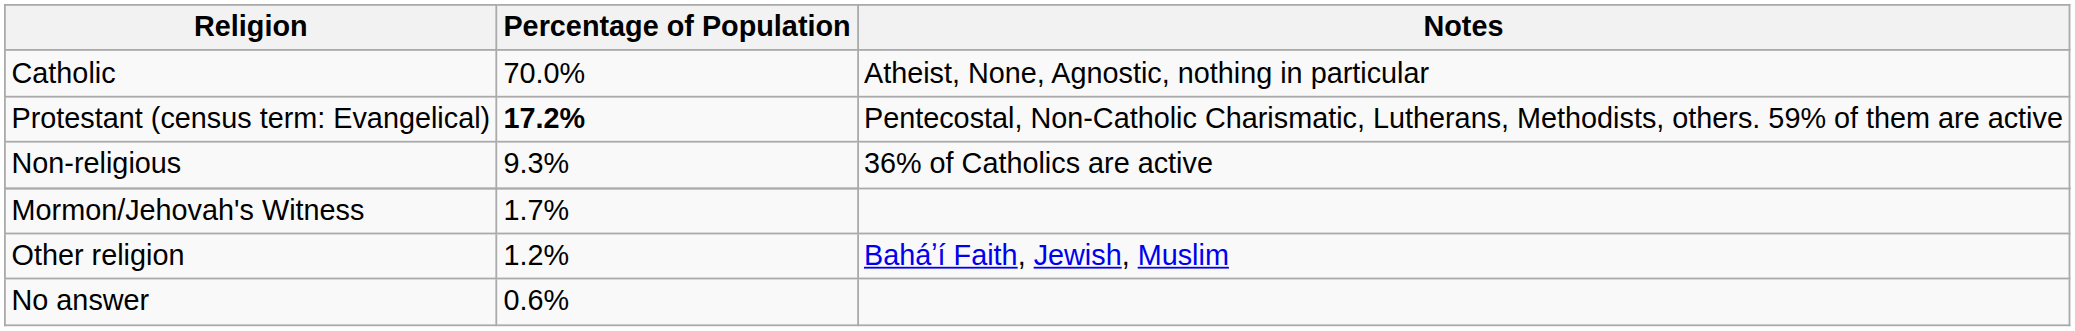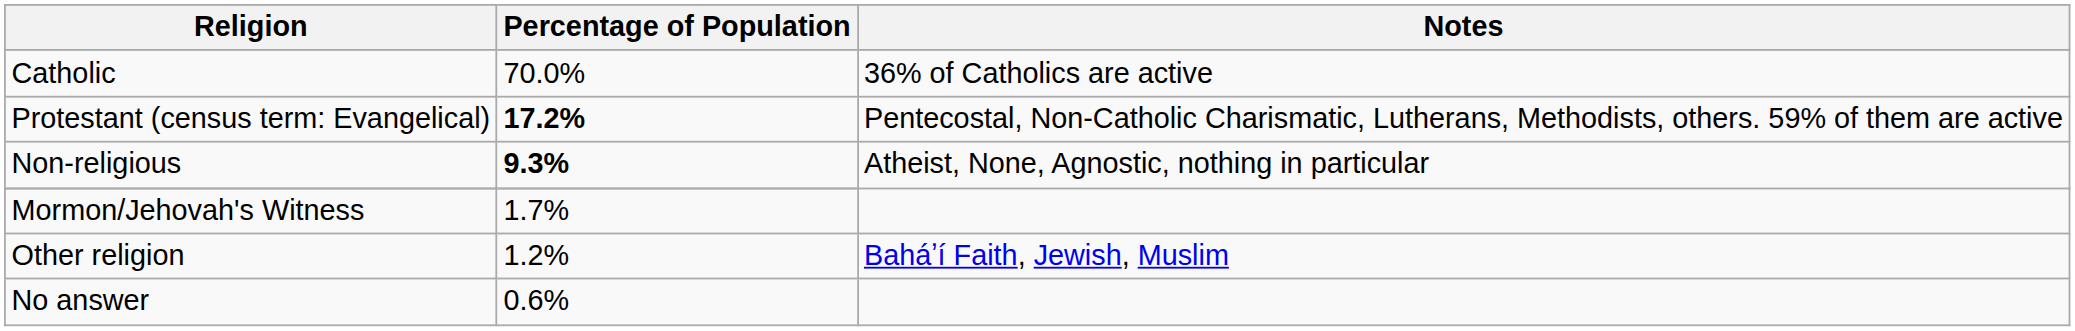(1147, 73) Atheist, None, Agnostic, nothing in particular -> (1038, 73) 36% of Catholics are active
(536, 164) normal -> (536, 164) bold
(1038, 164) 36% of Catholics are active -> (1147, 164) Atheist, None, Agnostic, nothing in particular
